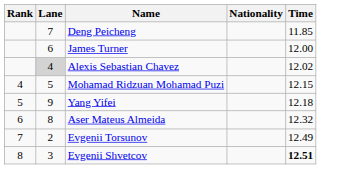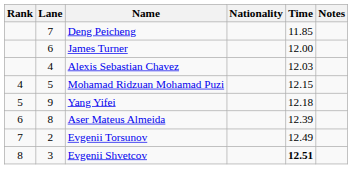+ column: (332, 13)
(50, 66) lightgrey background -> (50, 66) no background
(301, 66) 12.02 -> (301, 66) 12.03
(301, 119) 12.32 -> (301, 119) 12.39
